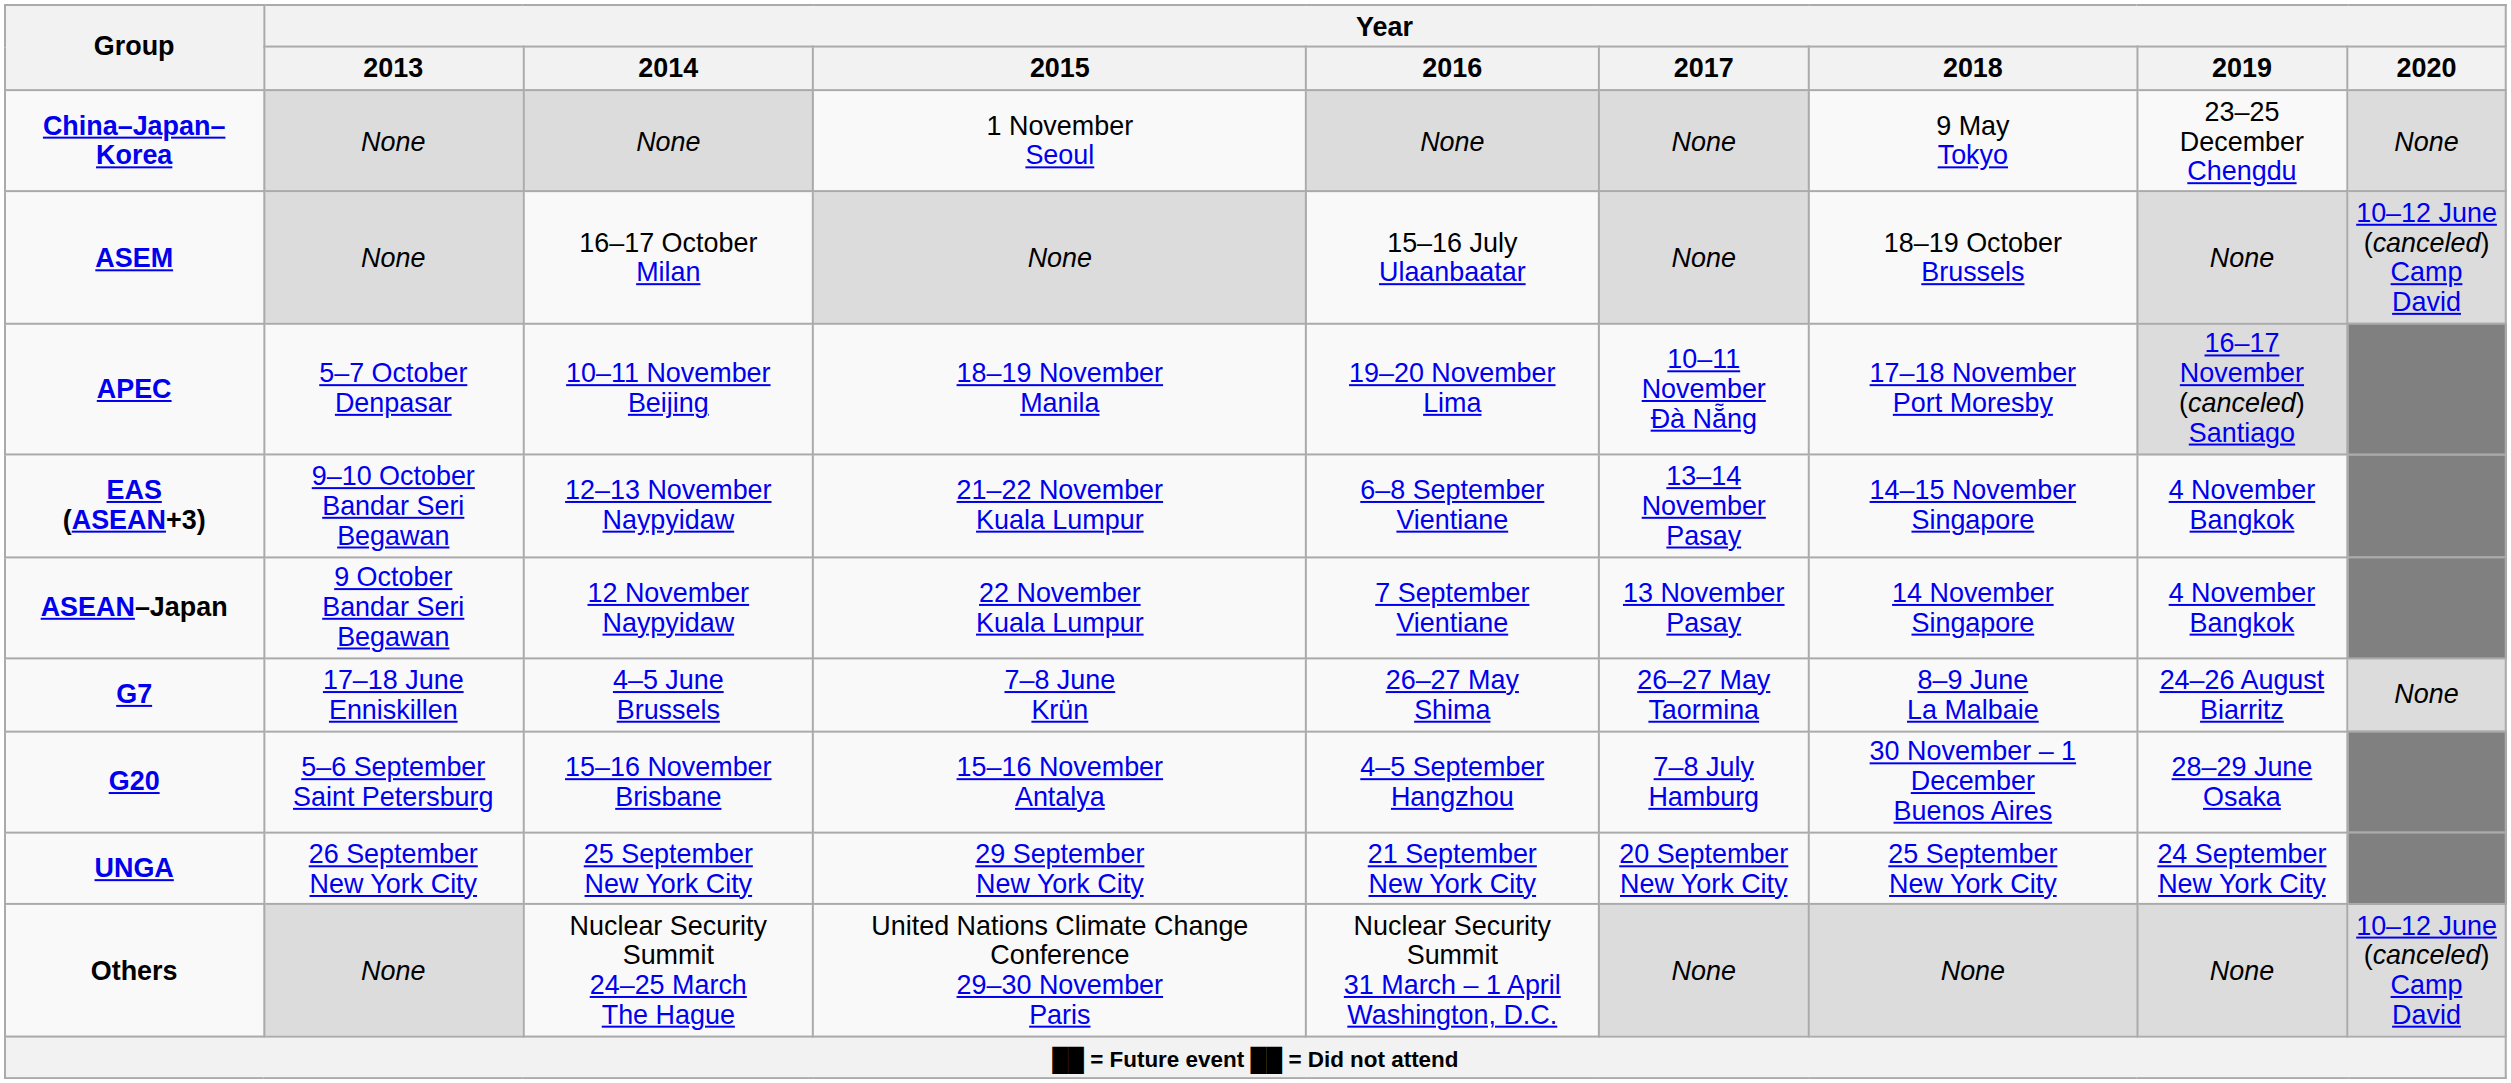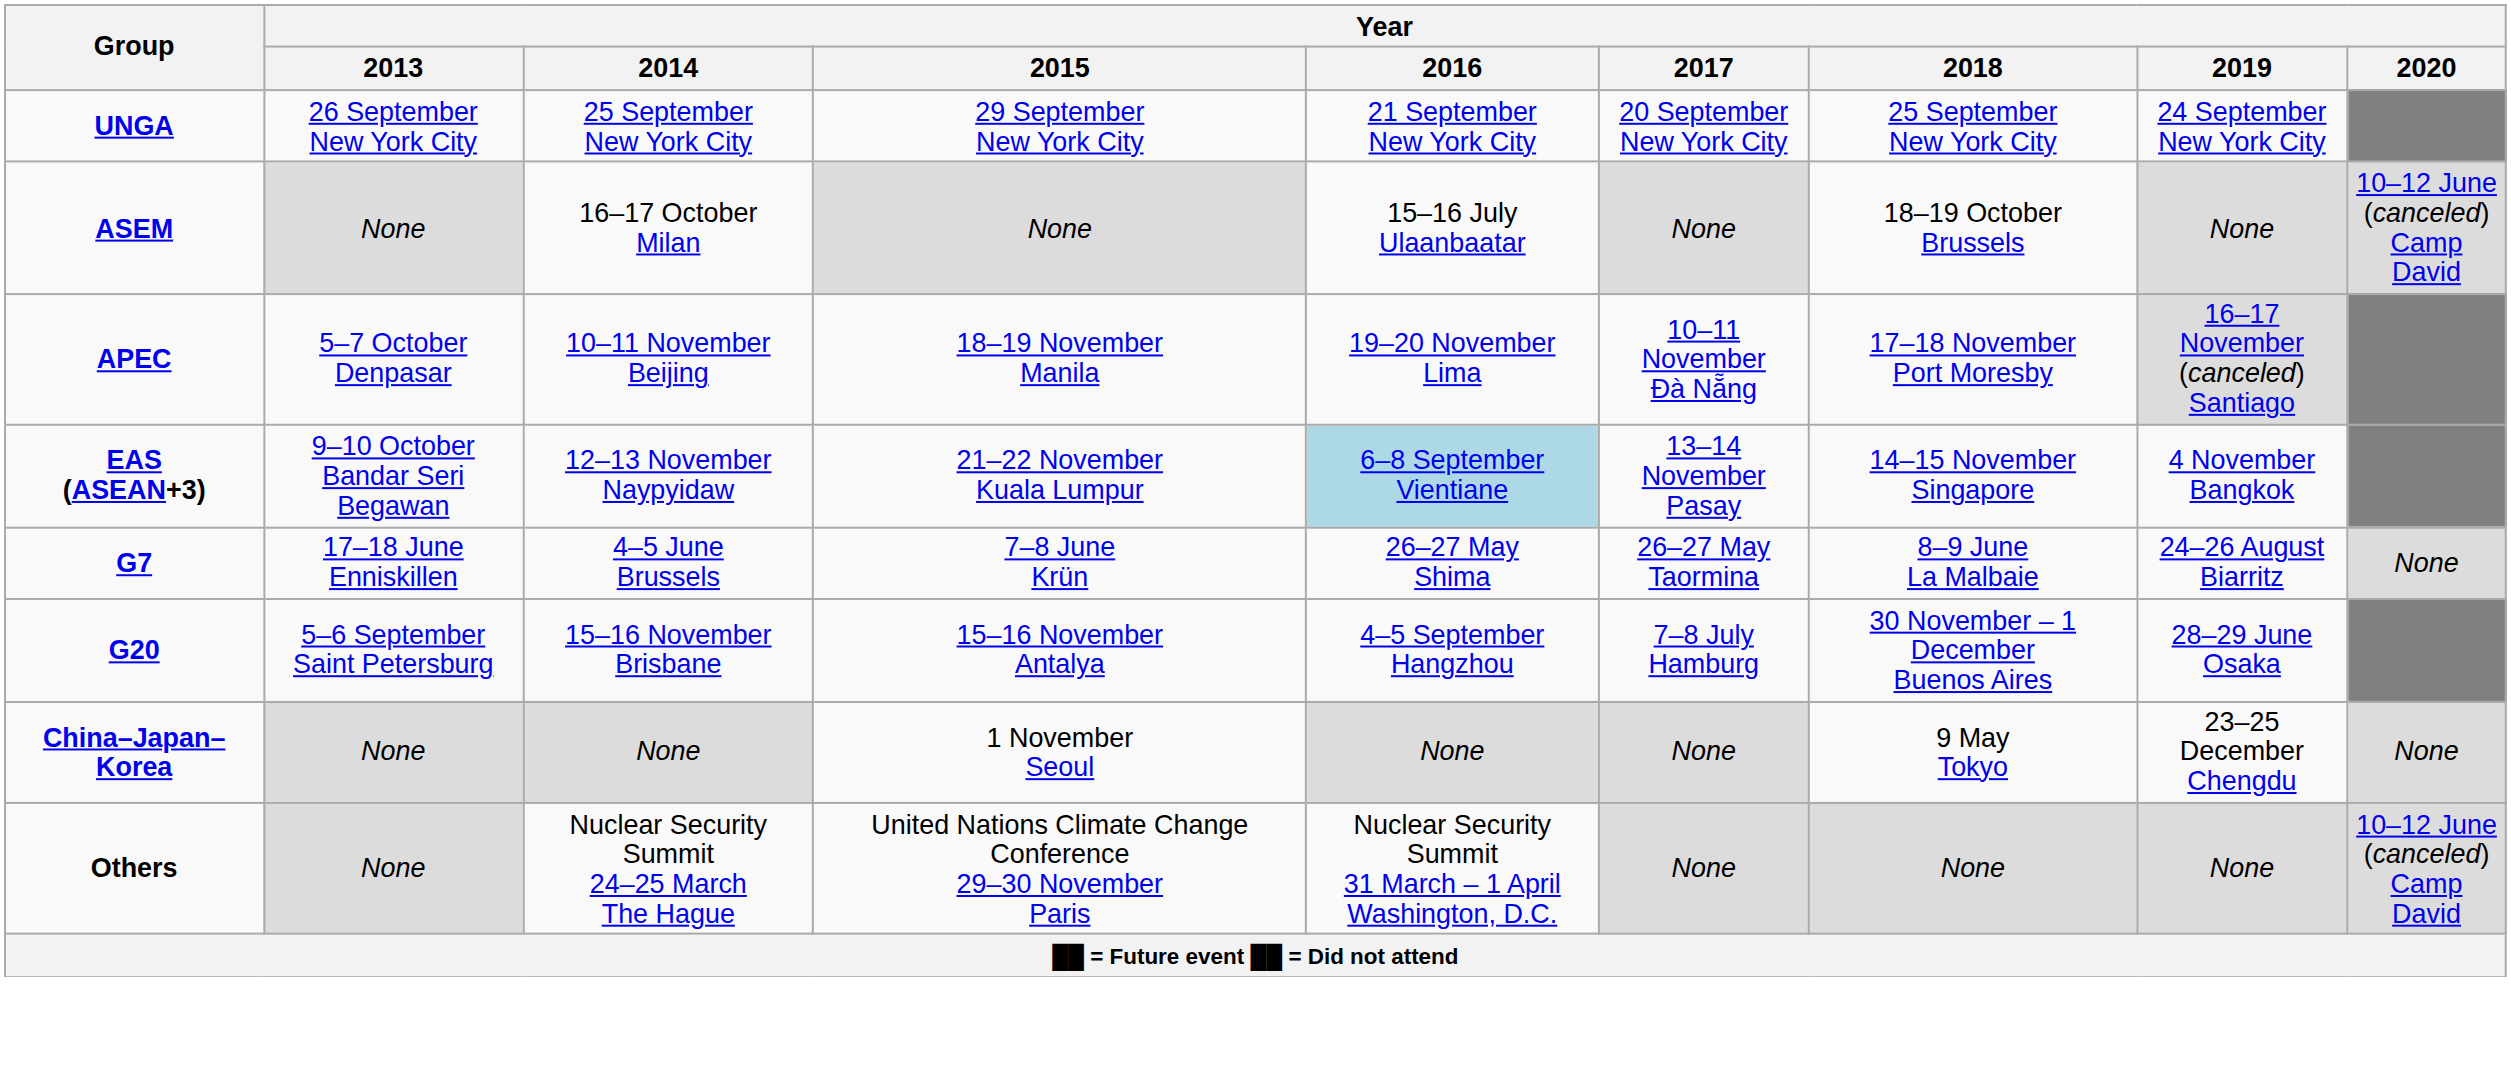rows swapped: (134, 868) <-> (134, 140)
(1452, 505) no background -> (1452, 476) lightblue background
- row: (134, 607)
